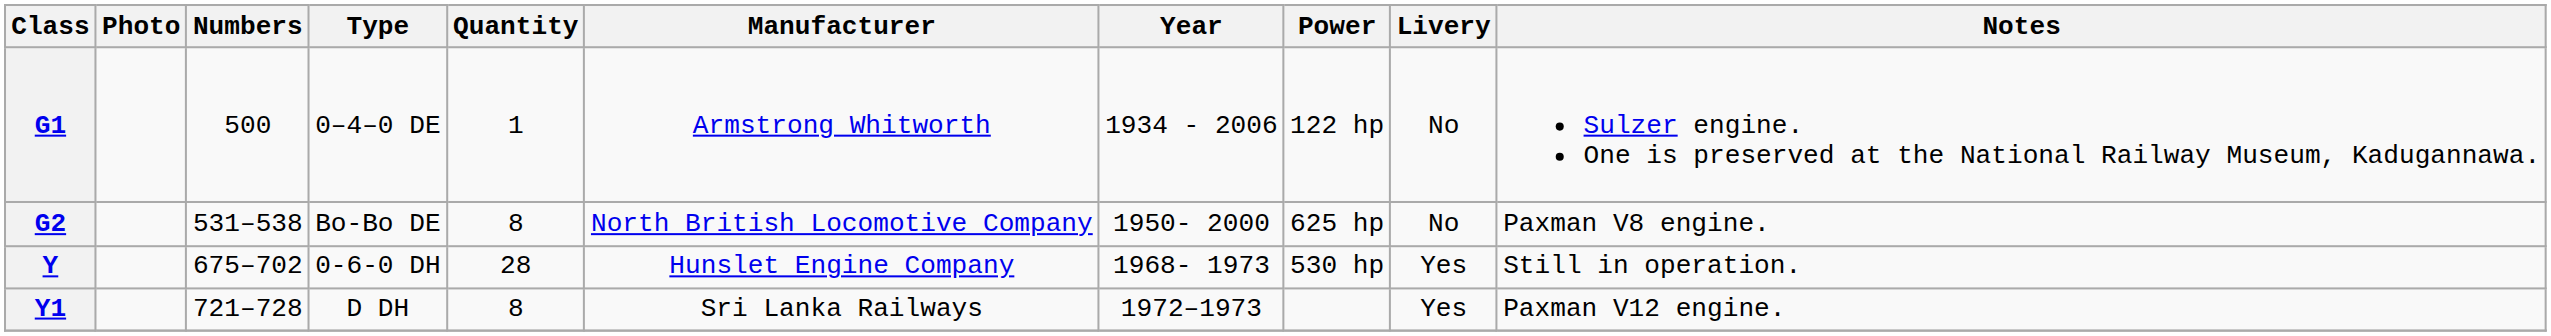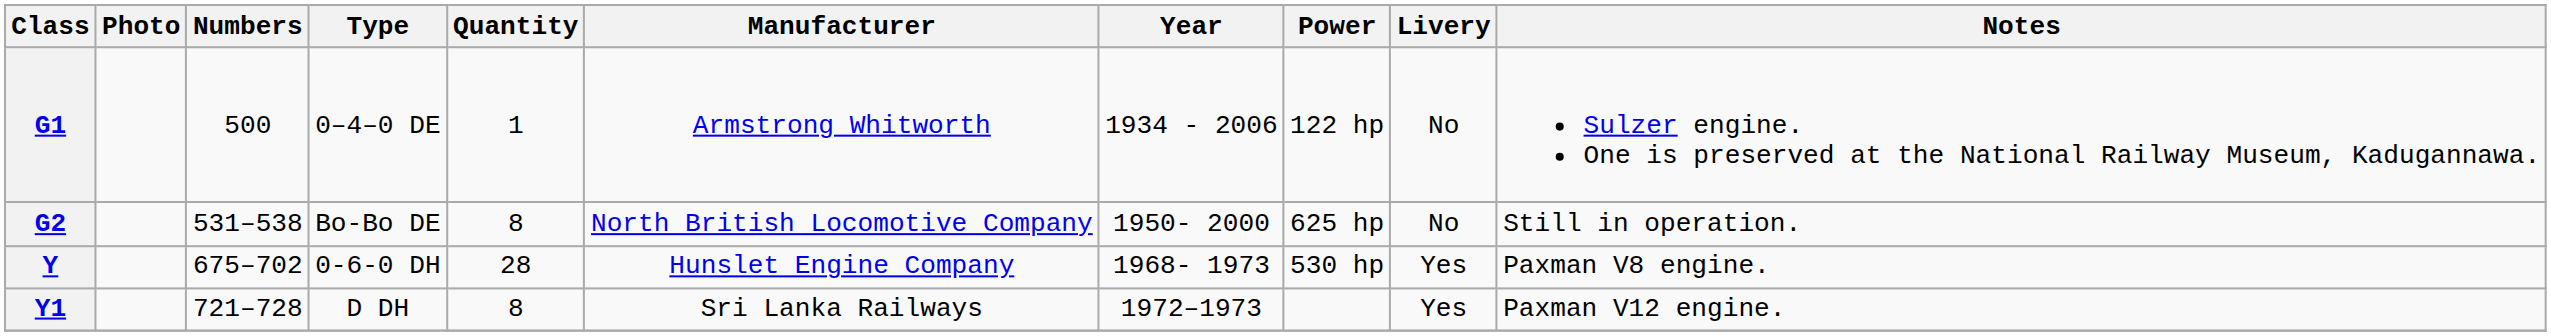(1636, 224) Paxman V8 engine. -> (1652, 224) Still in operation.
(1652, 267) Still in operation. -> (1636, 267) Paxman V8 engine.
